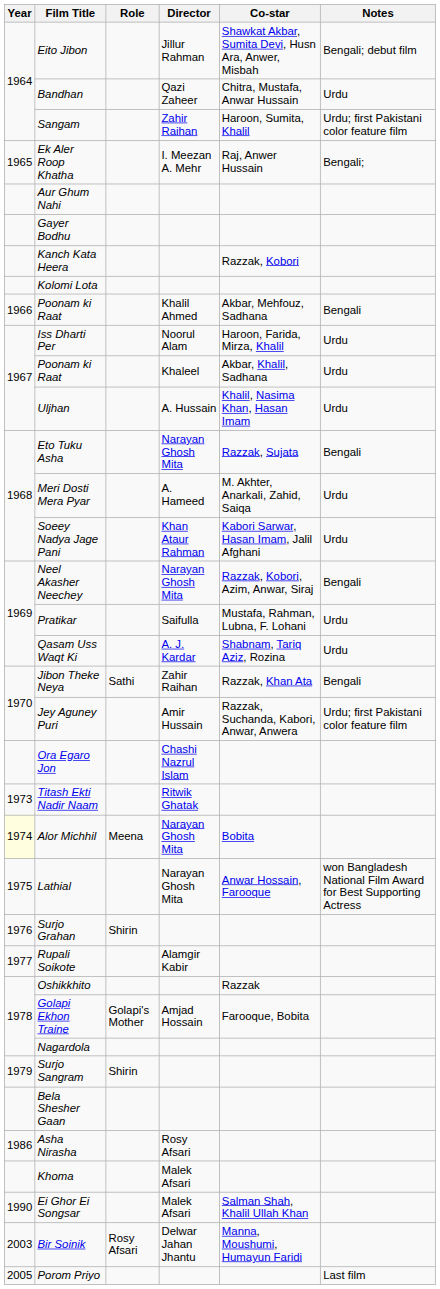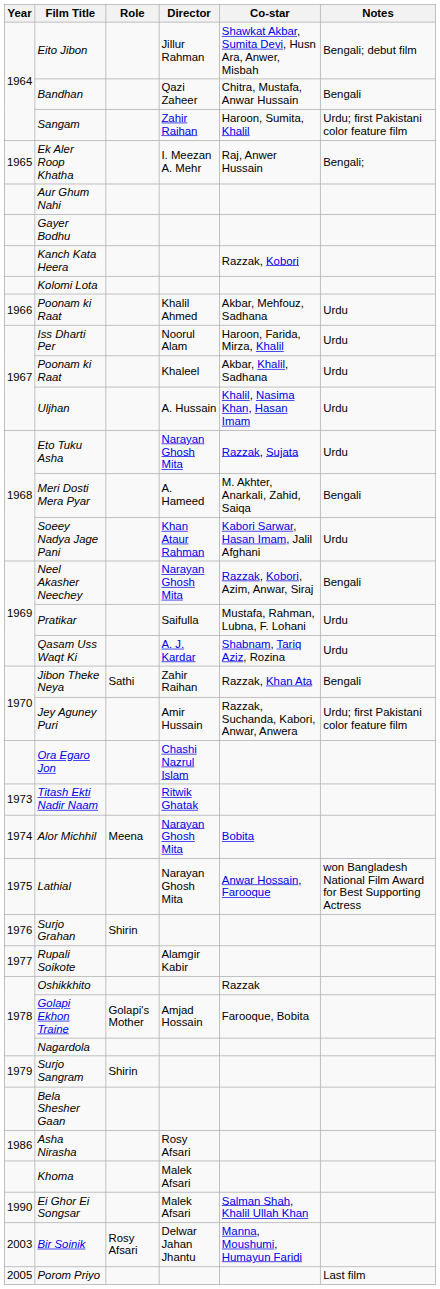(336, 94) Urdu -> (342, 94) Bengali
(342, 309) Bengali -> (336, 309) Urdu
(342, 452) Bengali -> (336, 452) Urdu
(336, 495) Urdu -> (342, 495) Bengali
(20, 836) lightyellow background -> (20, 836) no background
